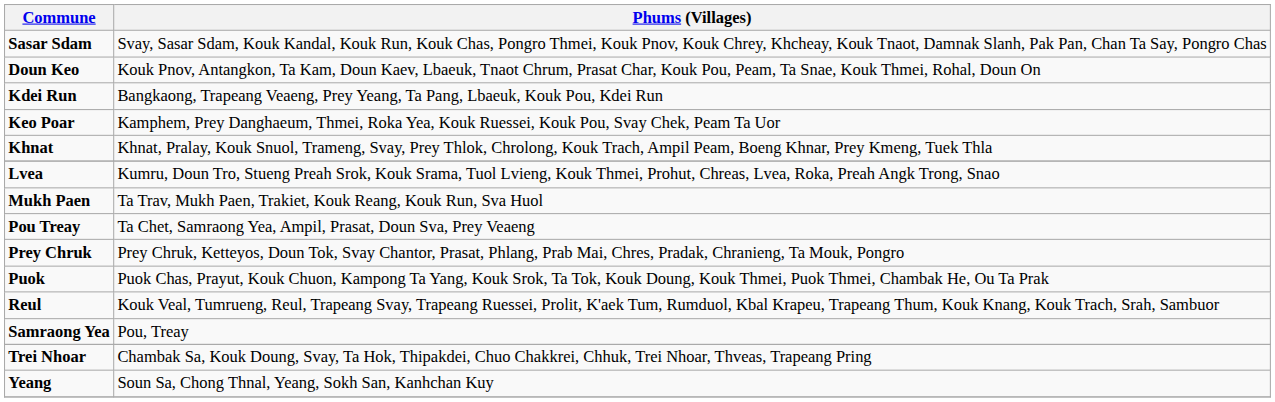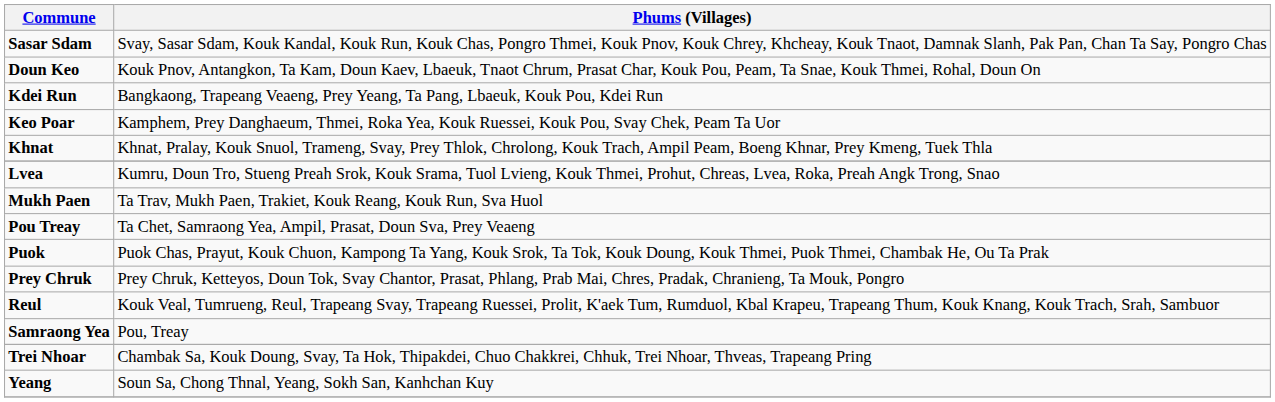rows swapped: (27, 278) <-> (50, 252)
